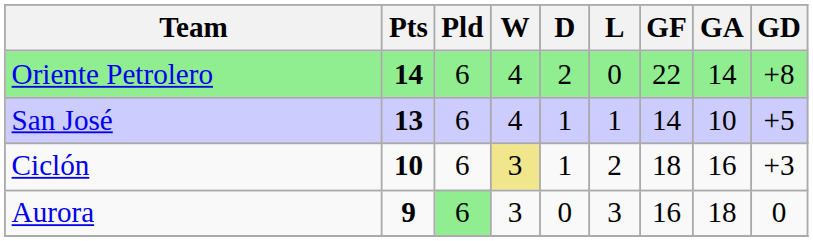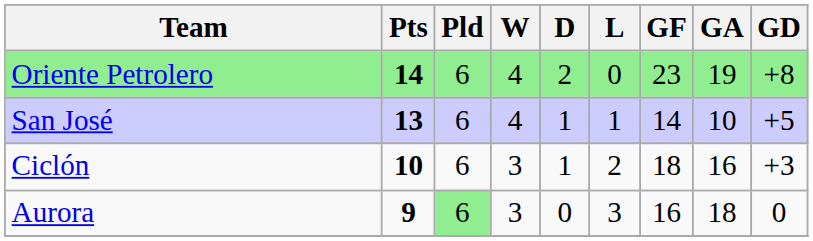(666, 73) 22 -> (666, 73) 23
(722, 73) 14 -> (722, 73) 19
(515, 166) khaki background -> (515, 166) no background
